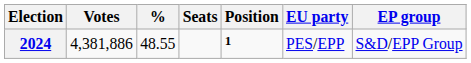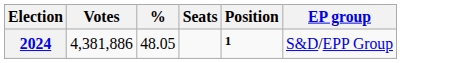- column: (317, 16)
(158, 43) 48.55 -> (158, 43) 48.05
